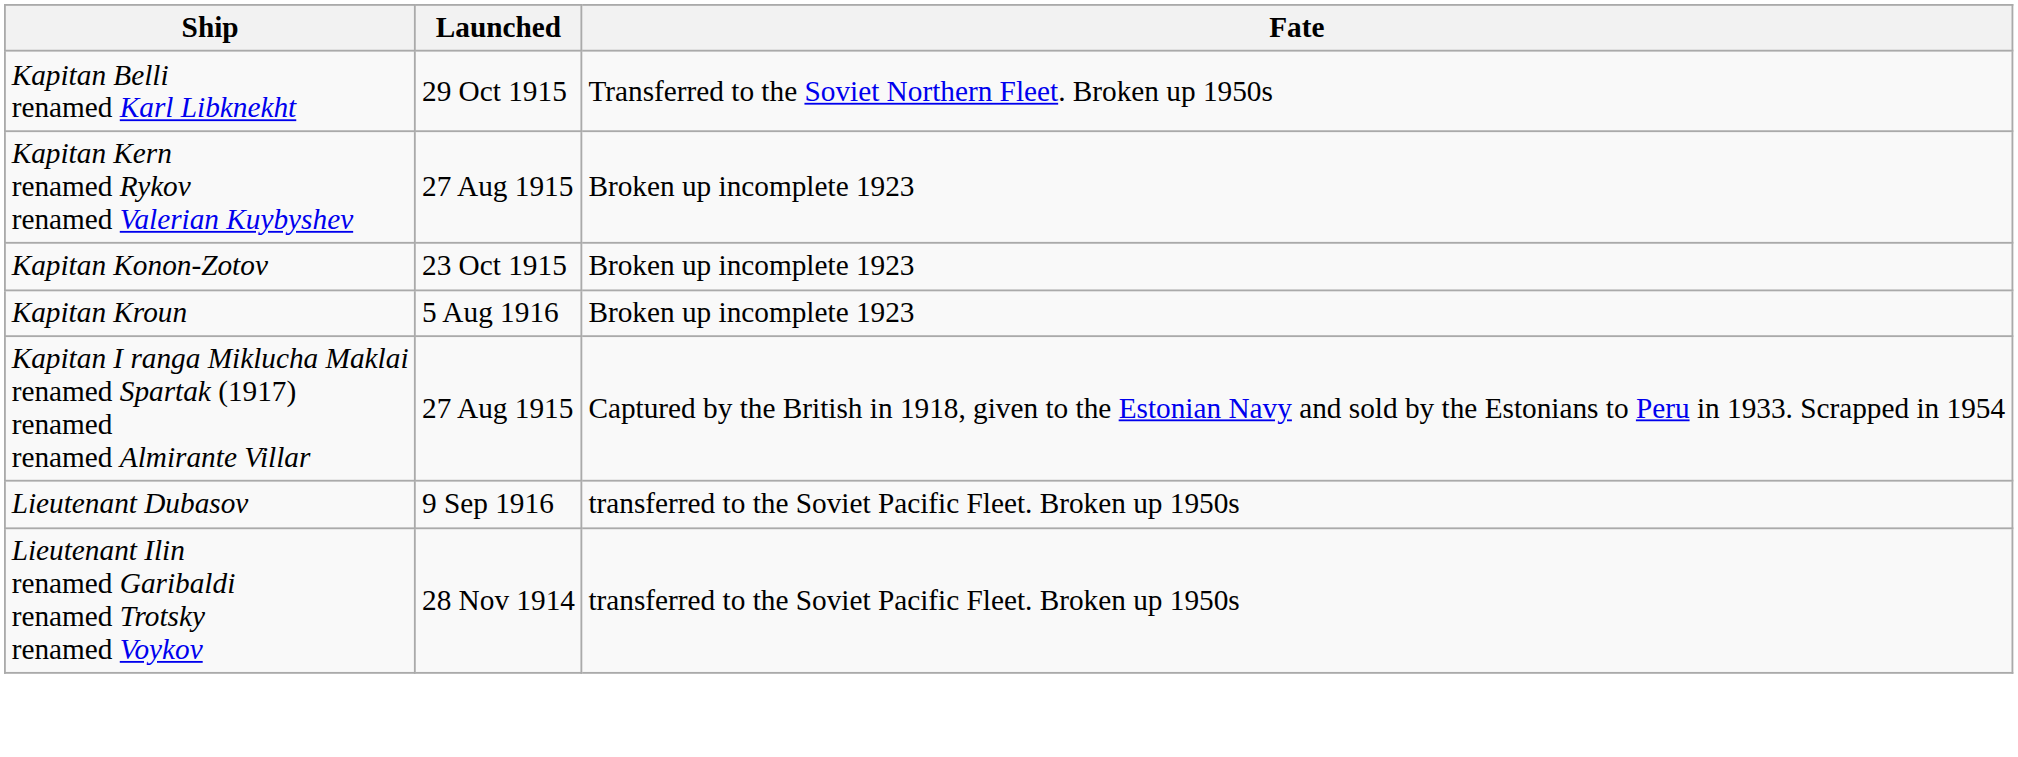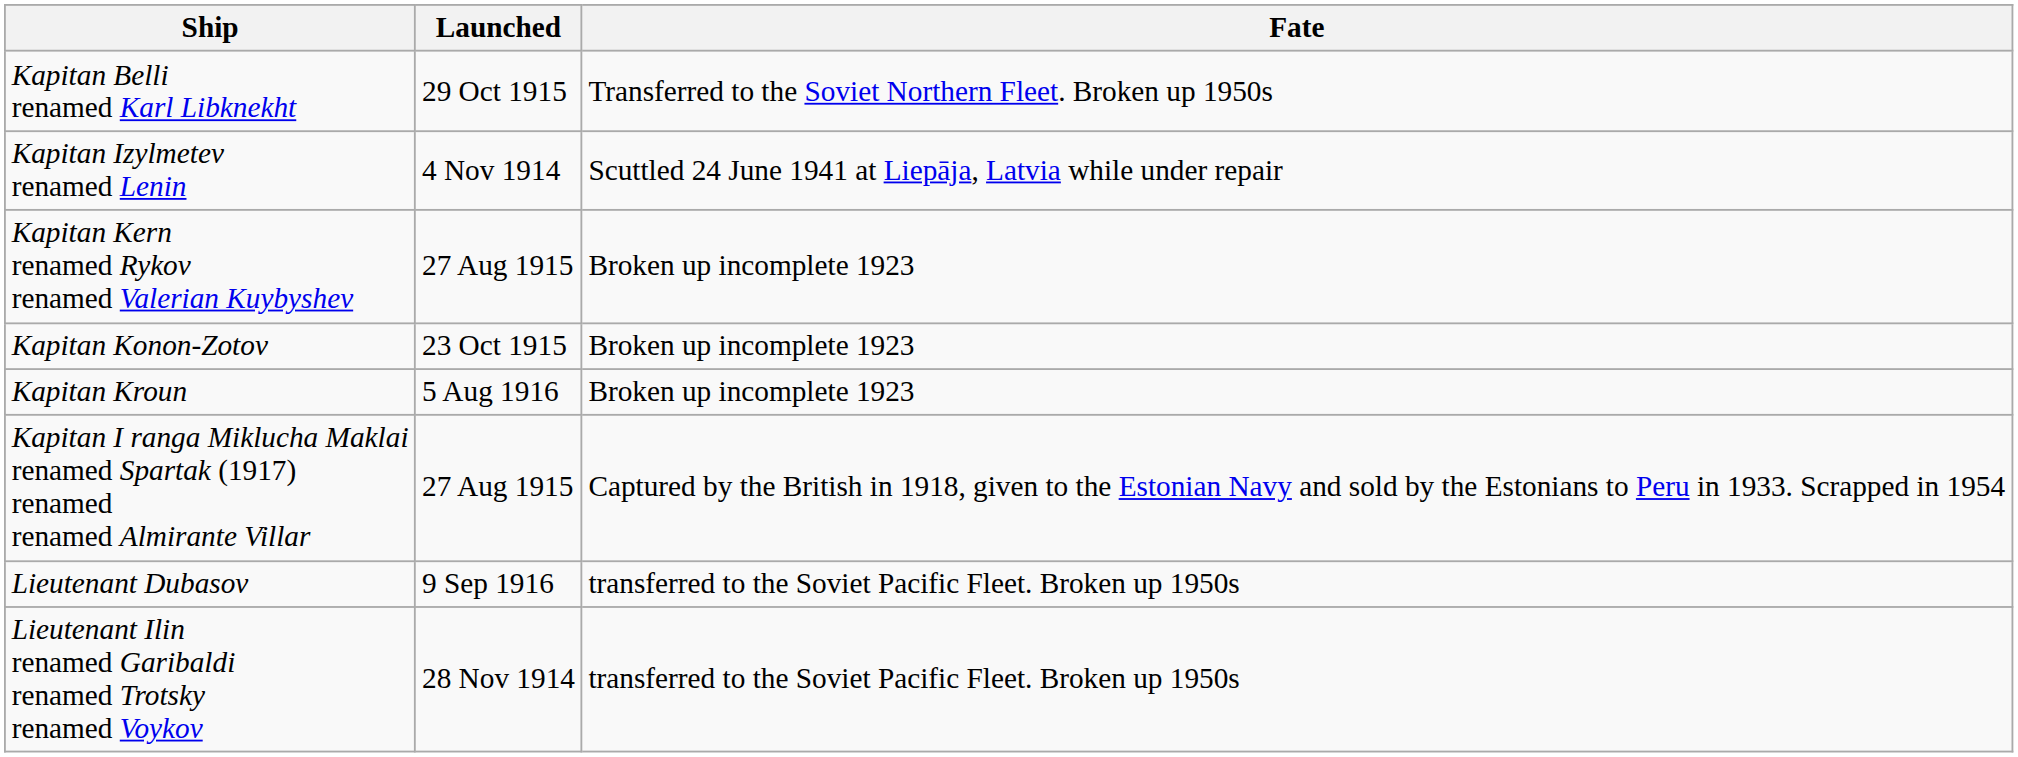+ row: (118, 170)
